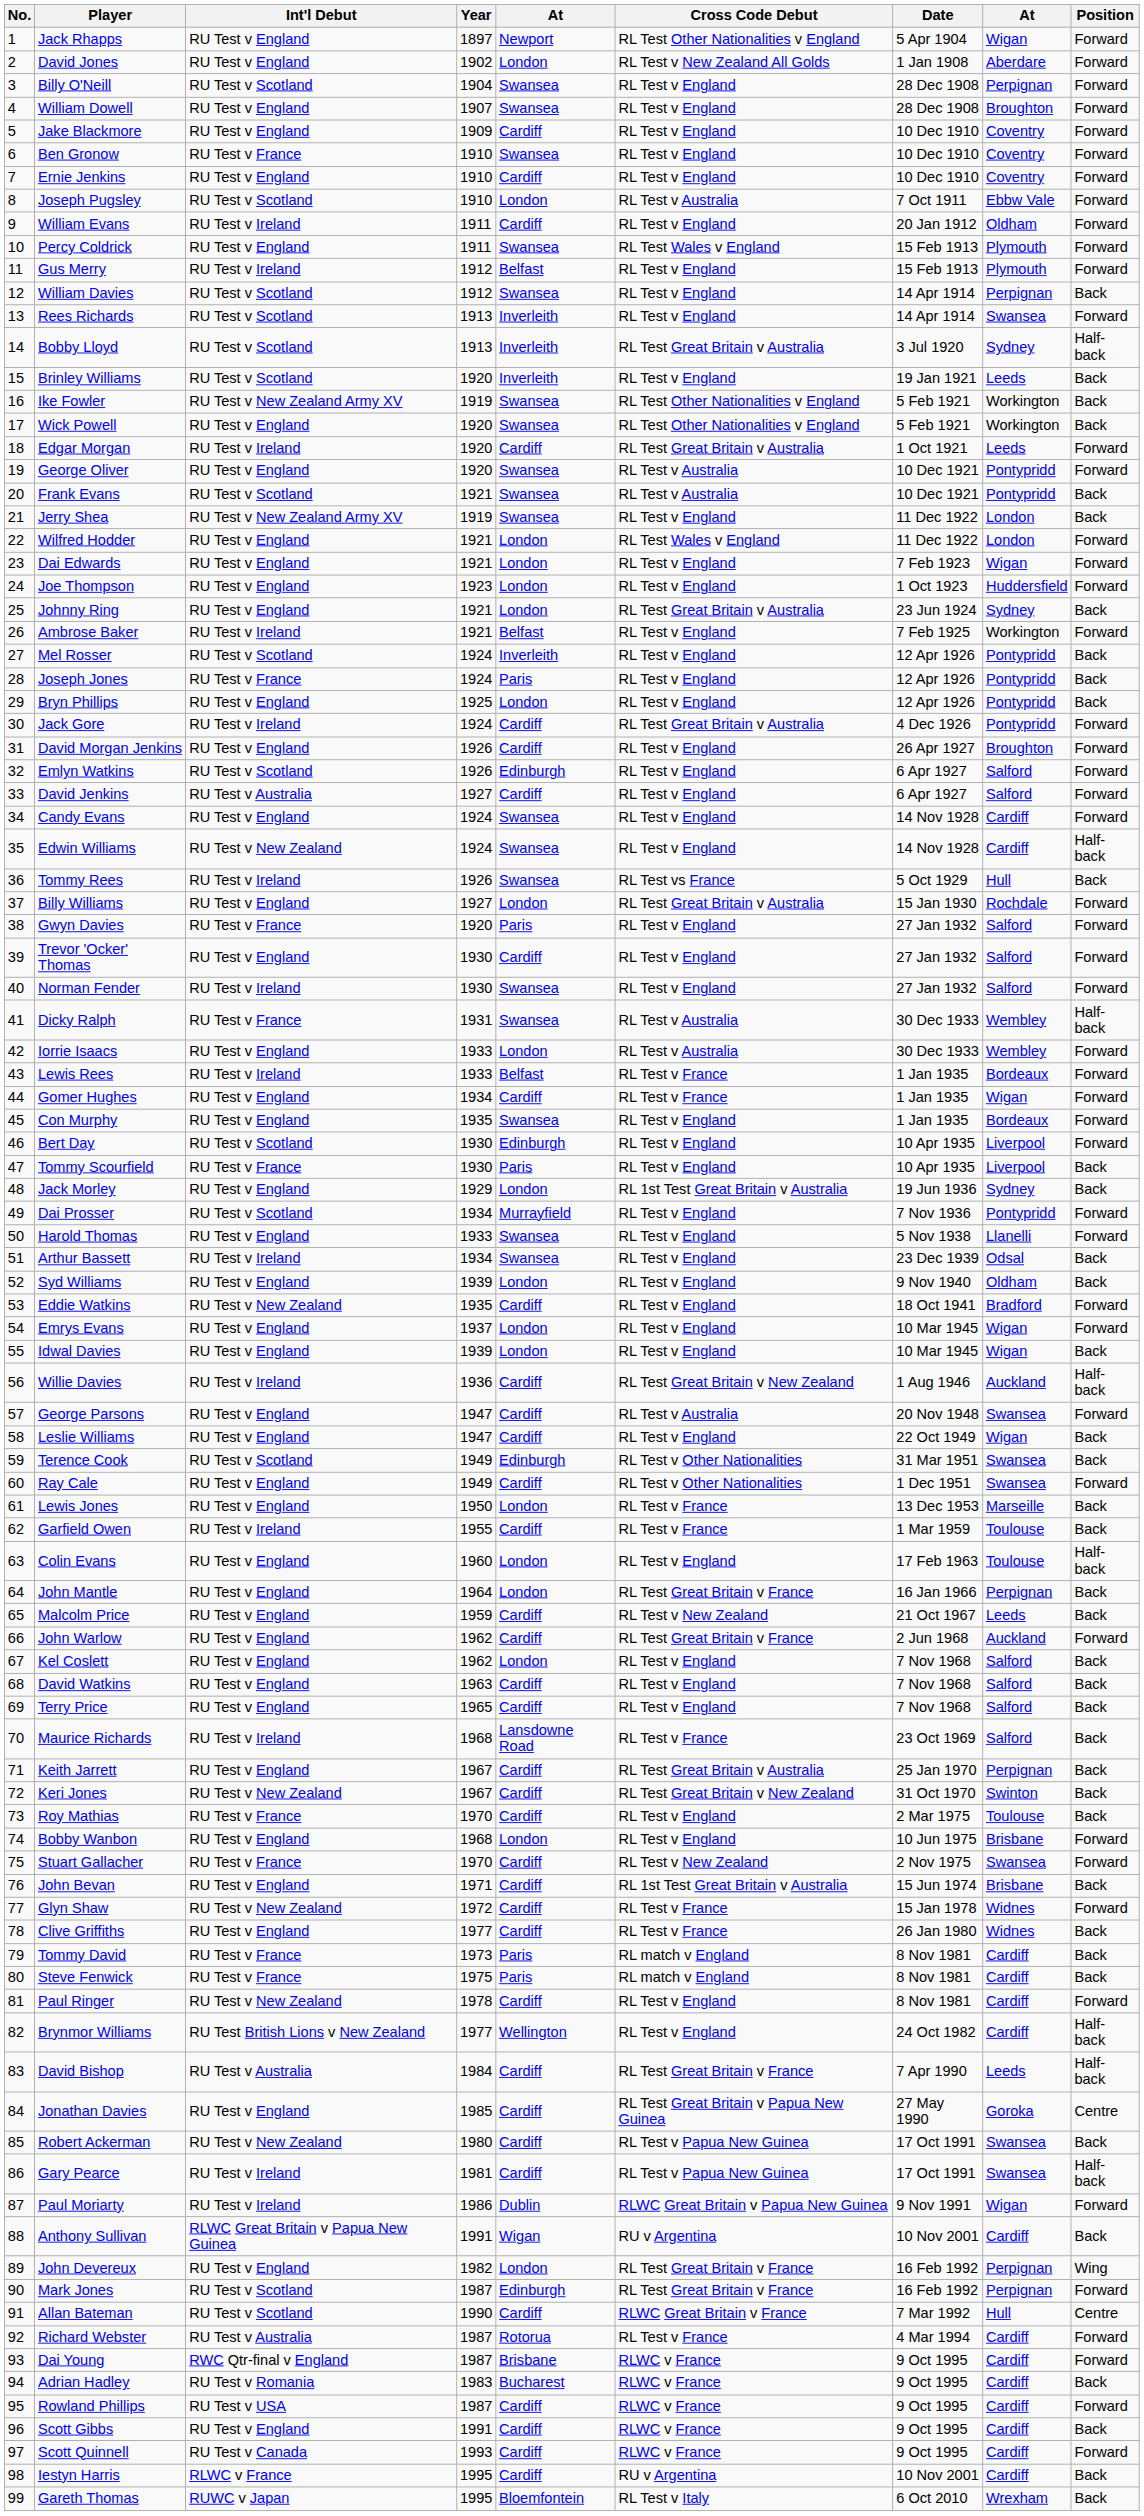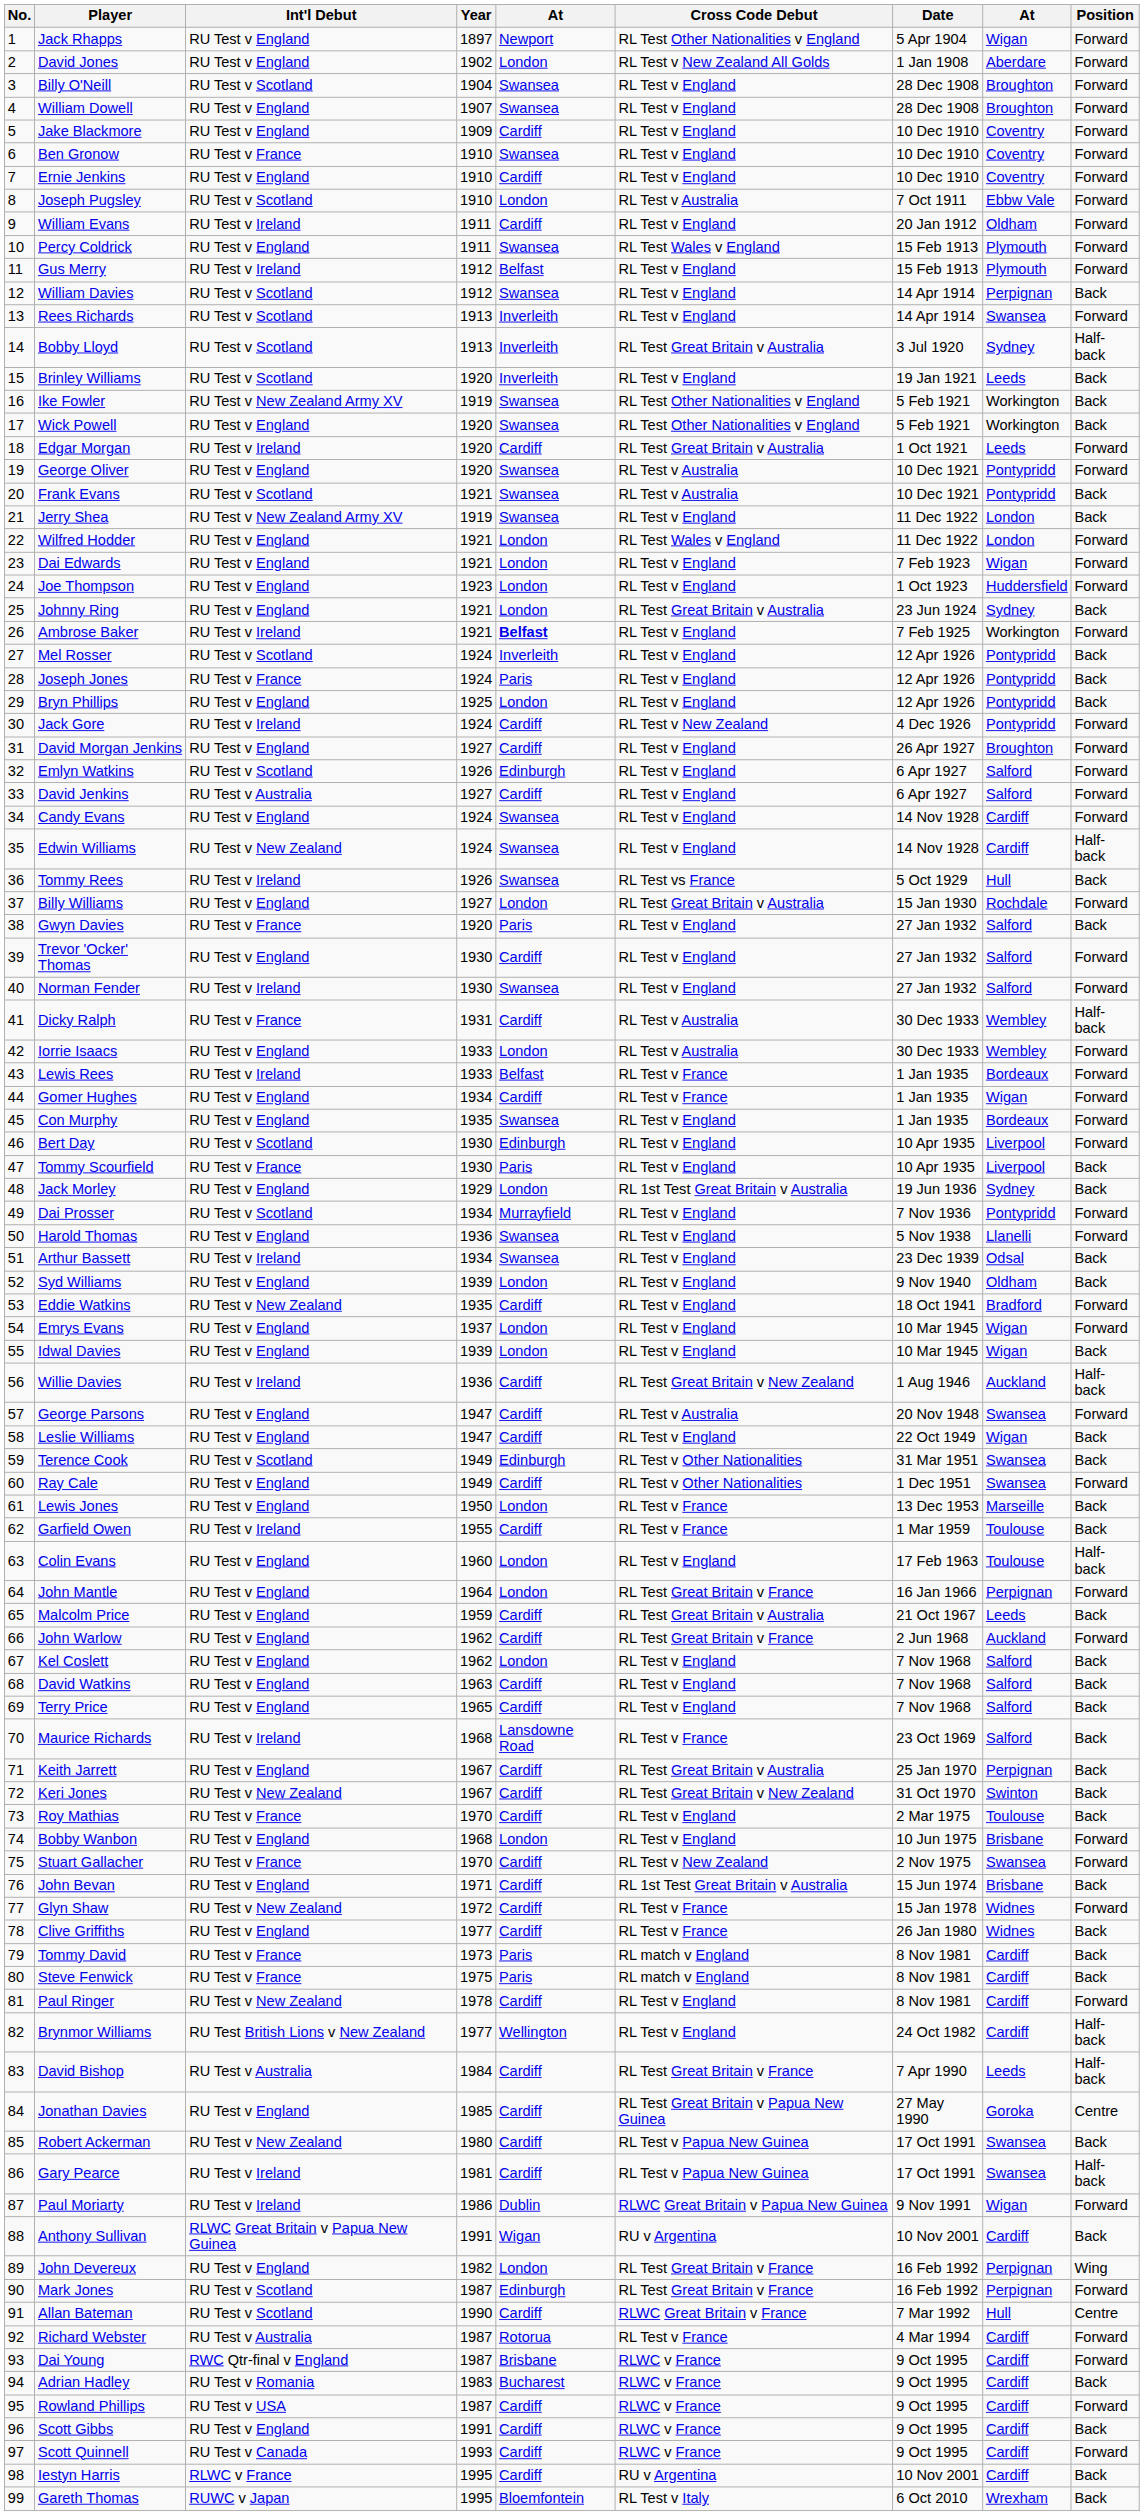(1019, 85) Perpignan -> (1020, 85) Broughton
(521, 632) normal -> (523, 632) bold
(721, 725) RL Test Great Britain v Australia -> (693, 725) RL Test v New Zealand
(476, 748) 1926 -> (476, 748) 1927
(1101, 926) Forward -> (1091, 926) Back
(529, 1020) Swansea -> (520, 1020) Cardiff
(476, 1236) 1933 -> (476, 1236) 1936
(1091, 1592) Back -> (1101, 1592) Forward
(693, 1615) RL Test v New Zealand -> (721, 1615) RL Test Great Britain v Australia
